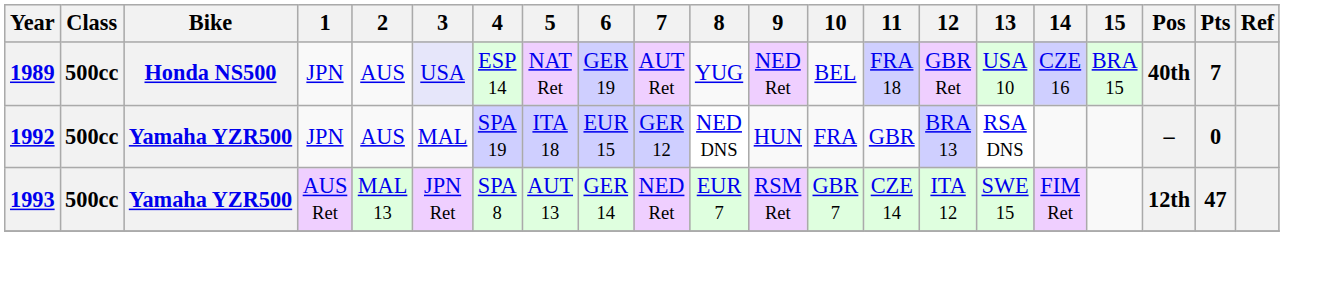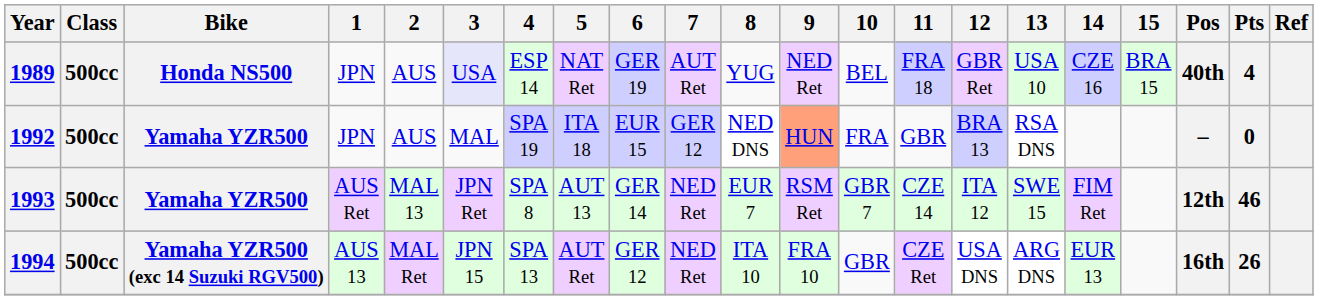(1215, 73) 7 -> (1249, 73) 4
(778, 136) no background -> (809, 136) lightsalmon background
(1215, 199) 47 -> (1249, 199) 46
+ row: (32, 262)
